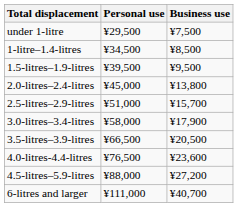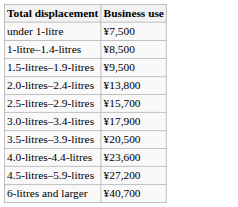- column: (134, 13)
